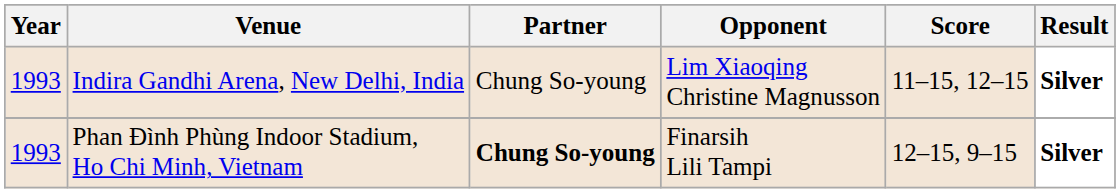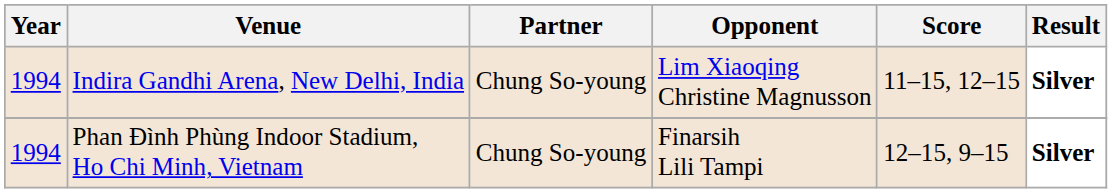(36, 81) 1993 -> (36, 81) 1994
(36, 152) 1993 -> (36, 152) 1994
(565, 152) bold -> (561, 152) normal
